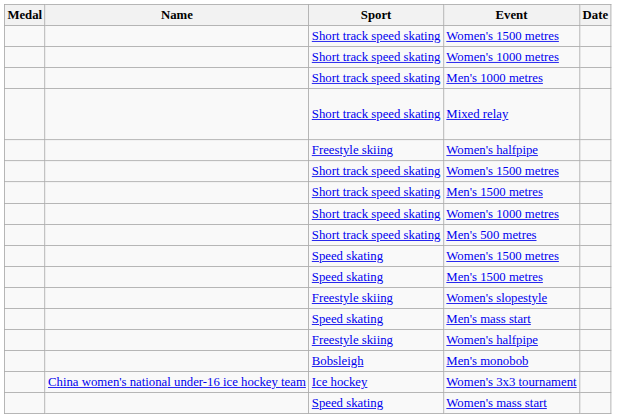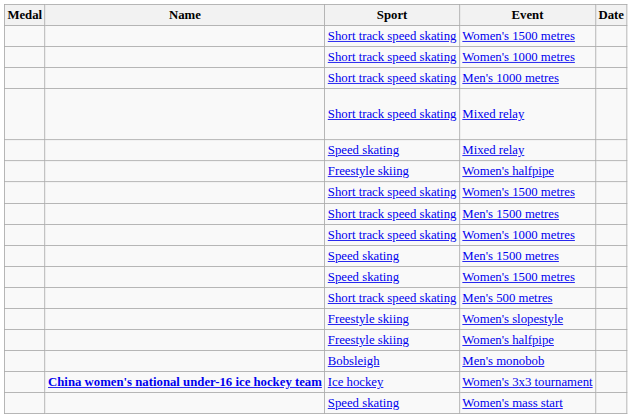+ row: (363, 150)
rows swapped: (376, 234) <-> (347, 277)
- row: (347, 319)
(177, 382) normal -> (185, 382) bold
